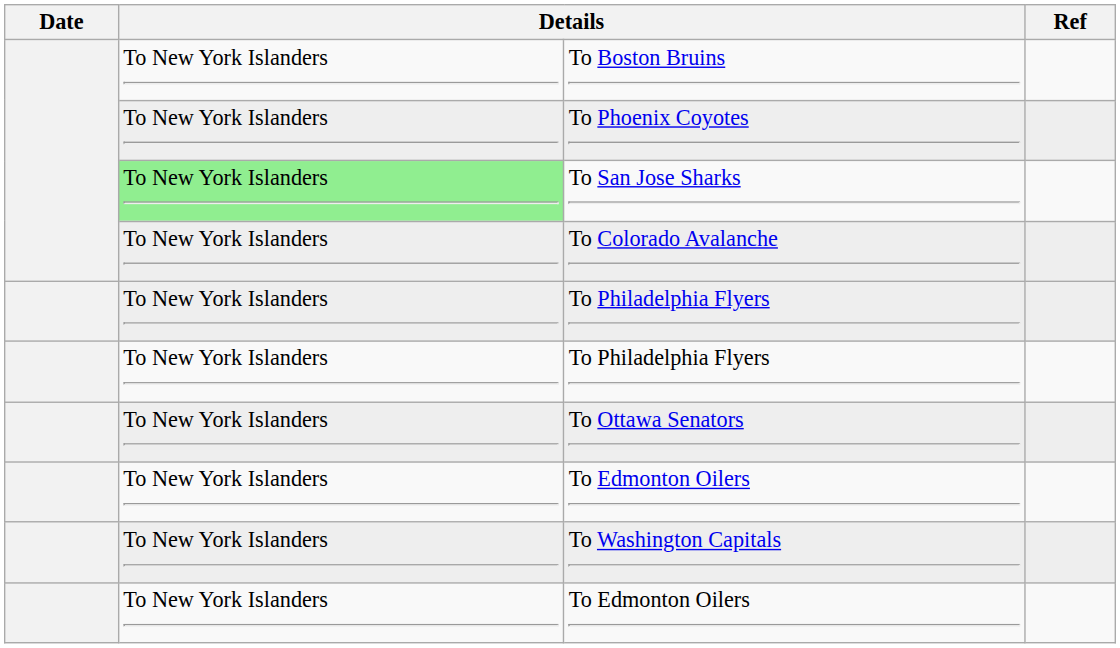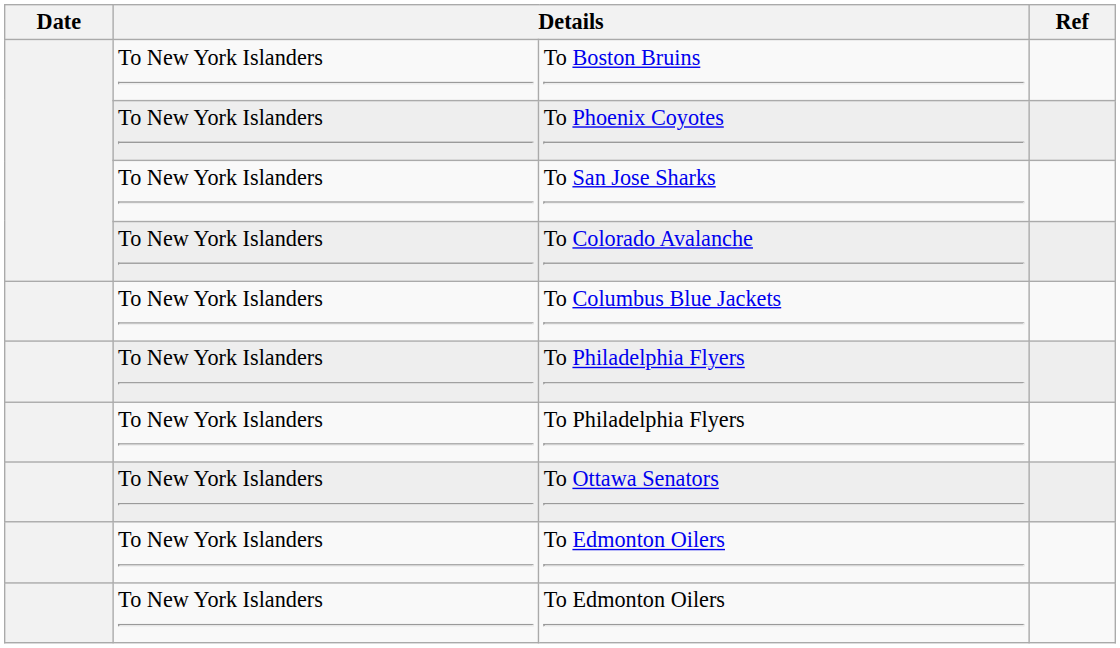(341, 185) lightgreen background -> (326, 185) no background
+ row: (59, 311)
- row: (61, 552)
